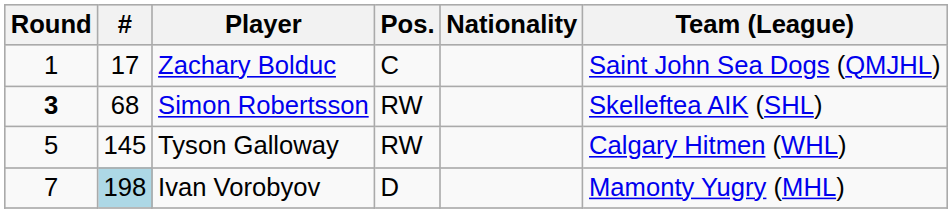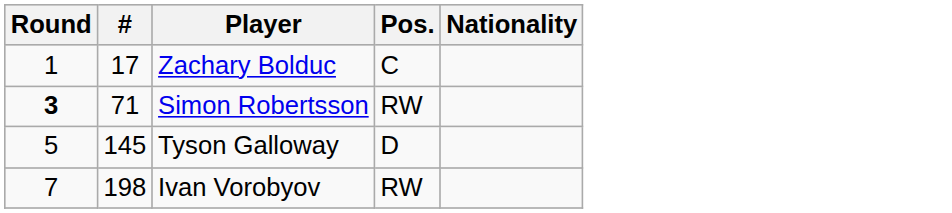- column: (765, 24)
(125, 106) 68 -> (125, 106) 71
(402, 146) RW -> (390, 146) D
(125, 187) lightblue background -> (125, 187) no background
(390, 187) D -> (402, 187) RW
